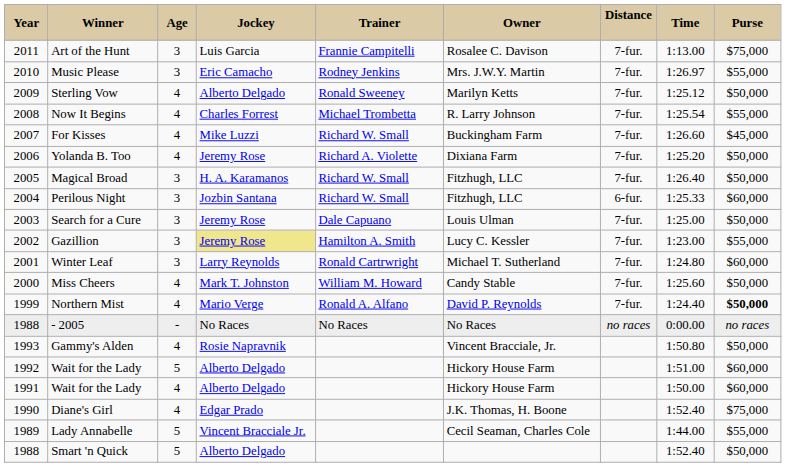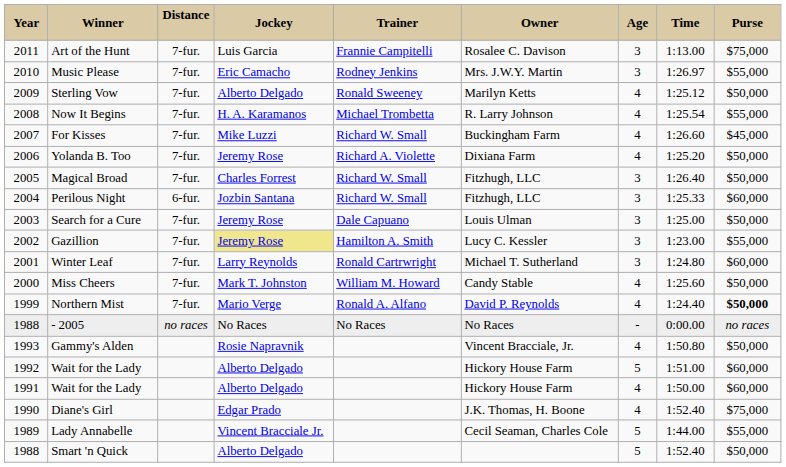columns swapped: (177, 22) <-> (628, 14)
(239, 114) Charles Forrest -> (262, 114) H. A. Karamanos
(244, 177) H. A. Karamanos -> (257, 177) Charles Forrest
